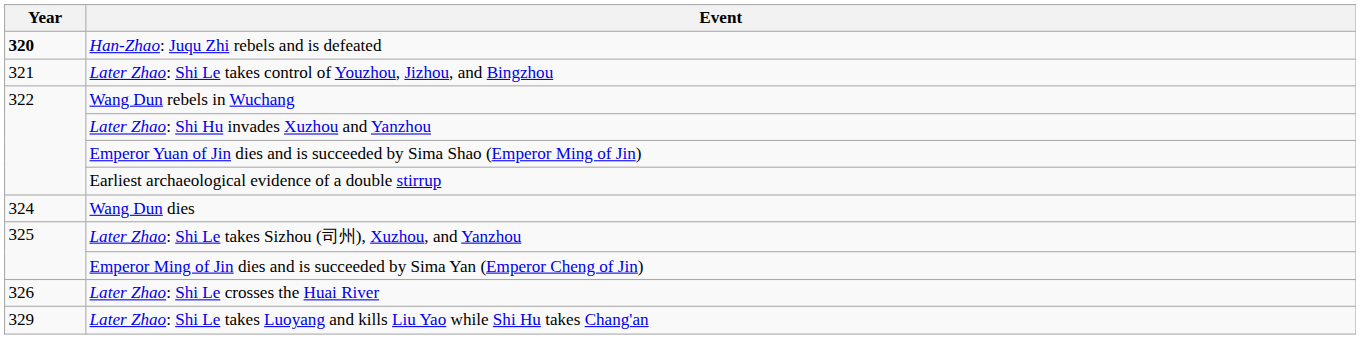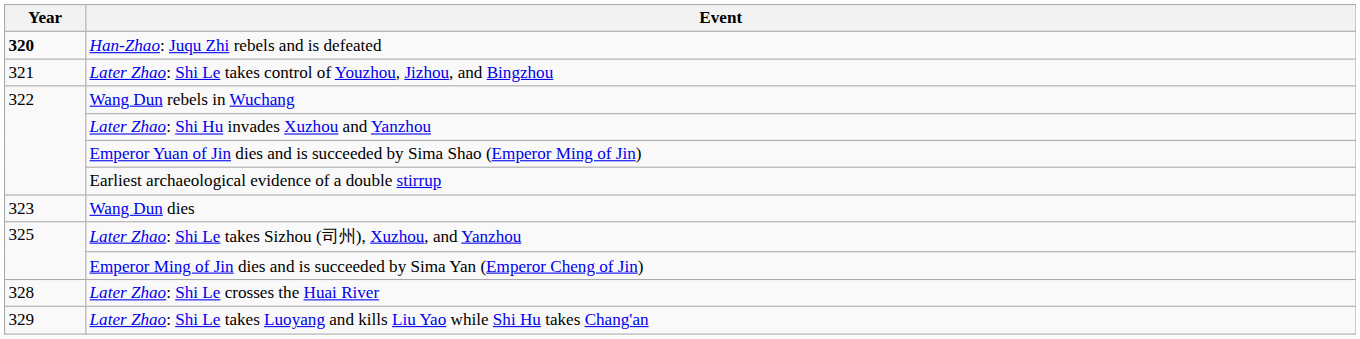(21, 208) 324 -> (21, 208) 323
(21, 292) 326 -> (21, 292) 328
